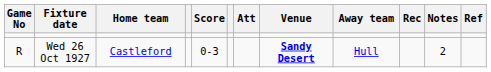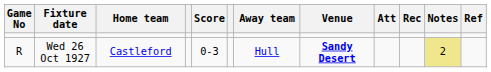columns swapped: (366, 19) <-> (247, 19)
(443, 52) no background -> (443, 52) khaki background
